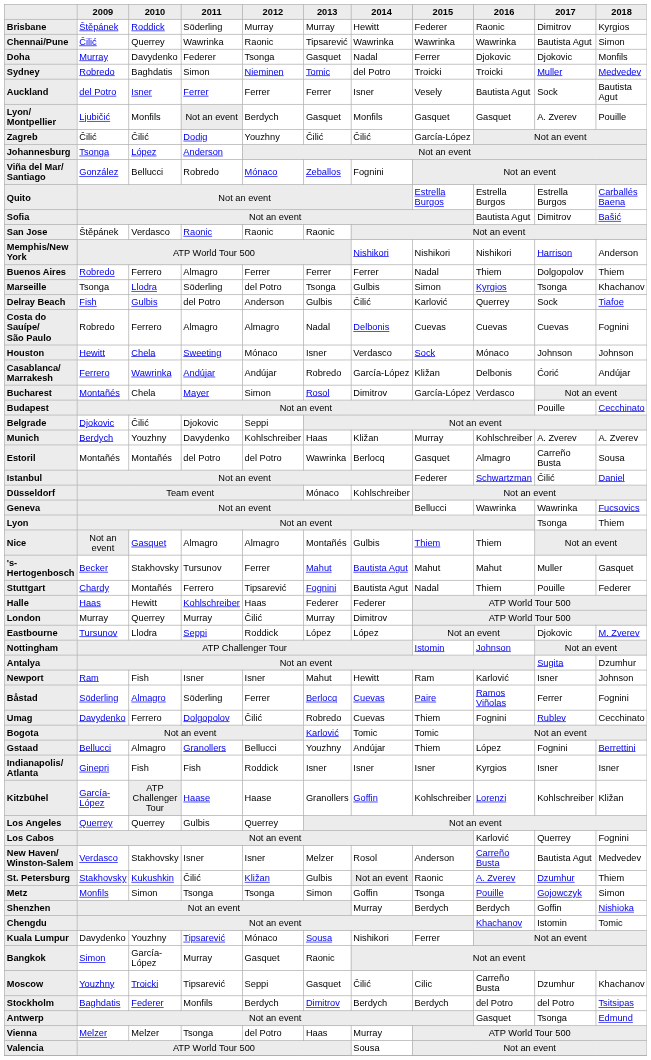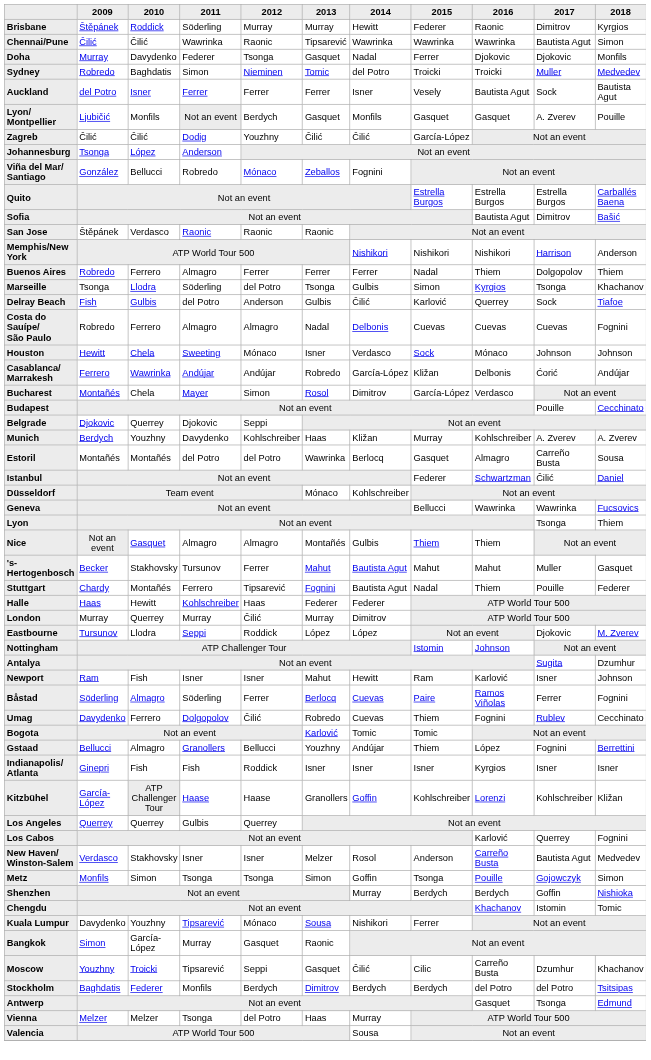(148, 42) Querrey -> (139, 42) Čilić
(140, 423) Čilić -> (147, 423) Querrey
- row: (38, 878)
